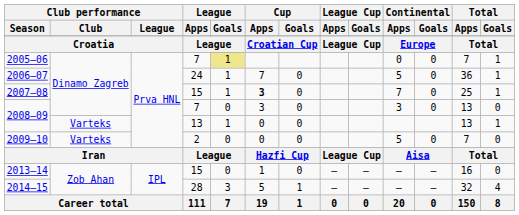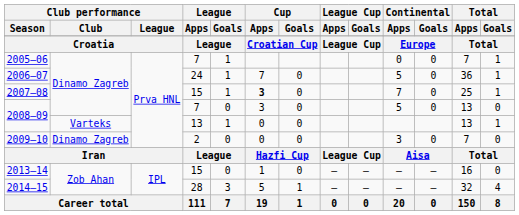(228, 60) khaki background -> (228, 60) no background
(399, 108) 3 -> (399, 108) 5
(91, 139) Varteks -> (91, 139) Dinamo Zagreb
(399, 139) 5 -> (399, 139) 3
